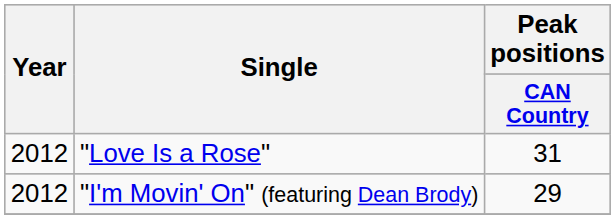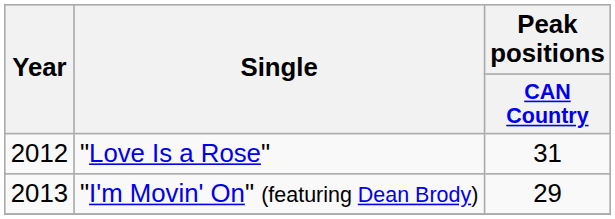(39, 194) 2012 -> (39, 194) 2013
